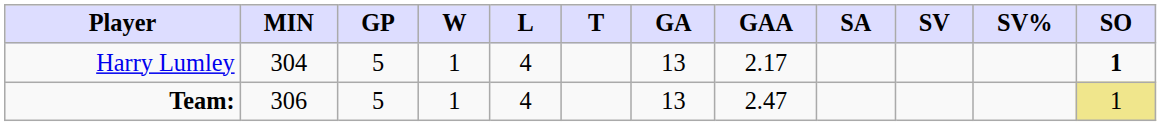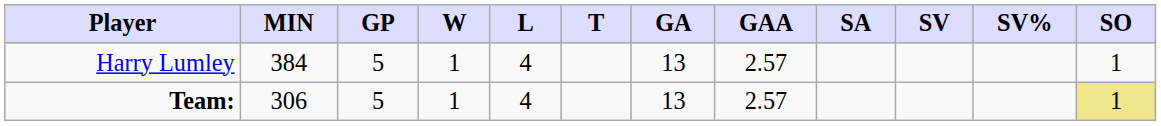(289, 62) 304 -> (289, 62) 384
(766, 62) 2.17 -> (766, 62) 2.57
(1116, 62) bold -> (1116, 62) normal
(766, 100) 2.47 -> (766, 100) 2.57
